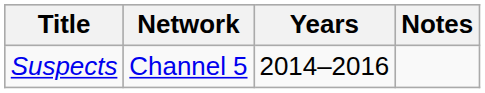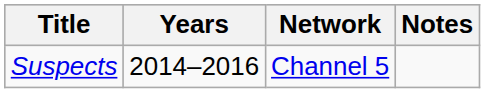columns swapped: (324, 25) <-> (188, 25)
